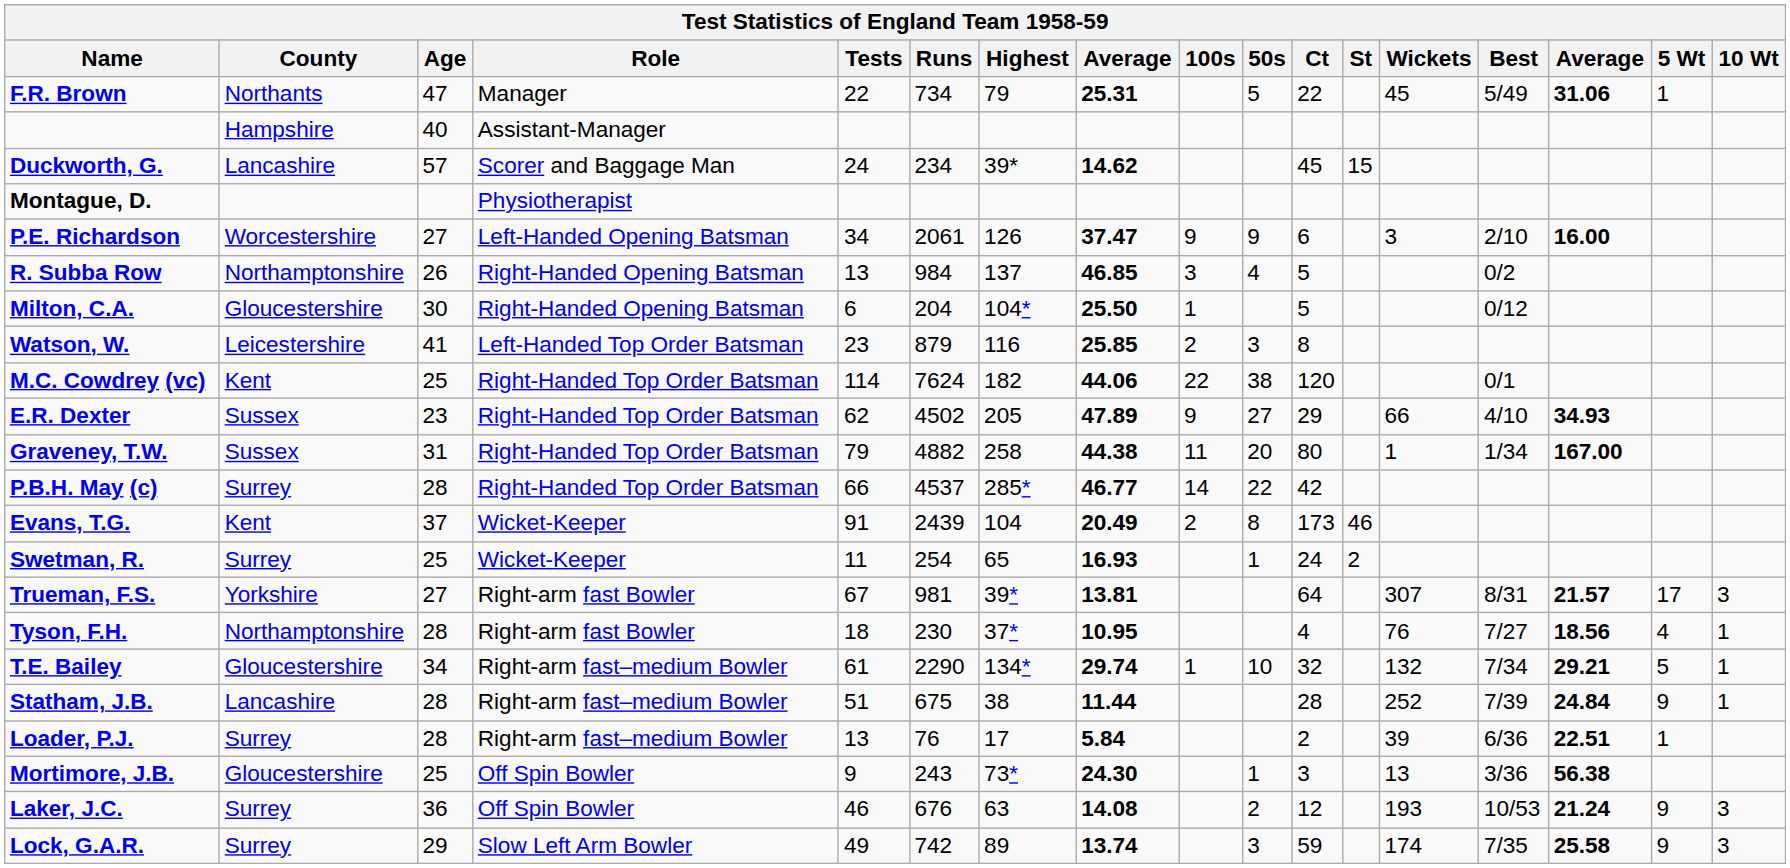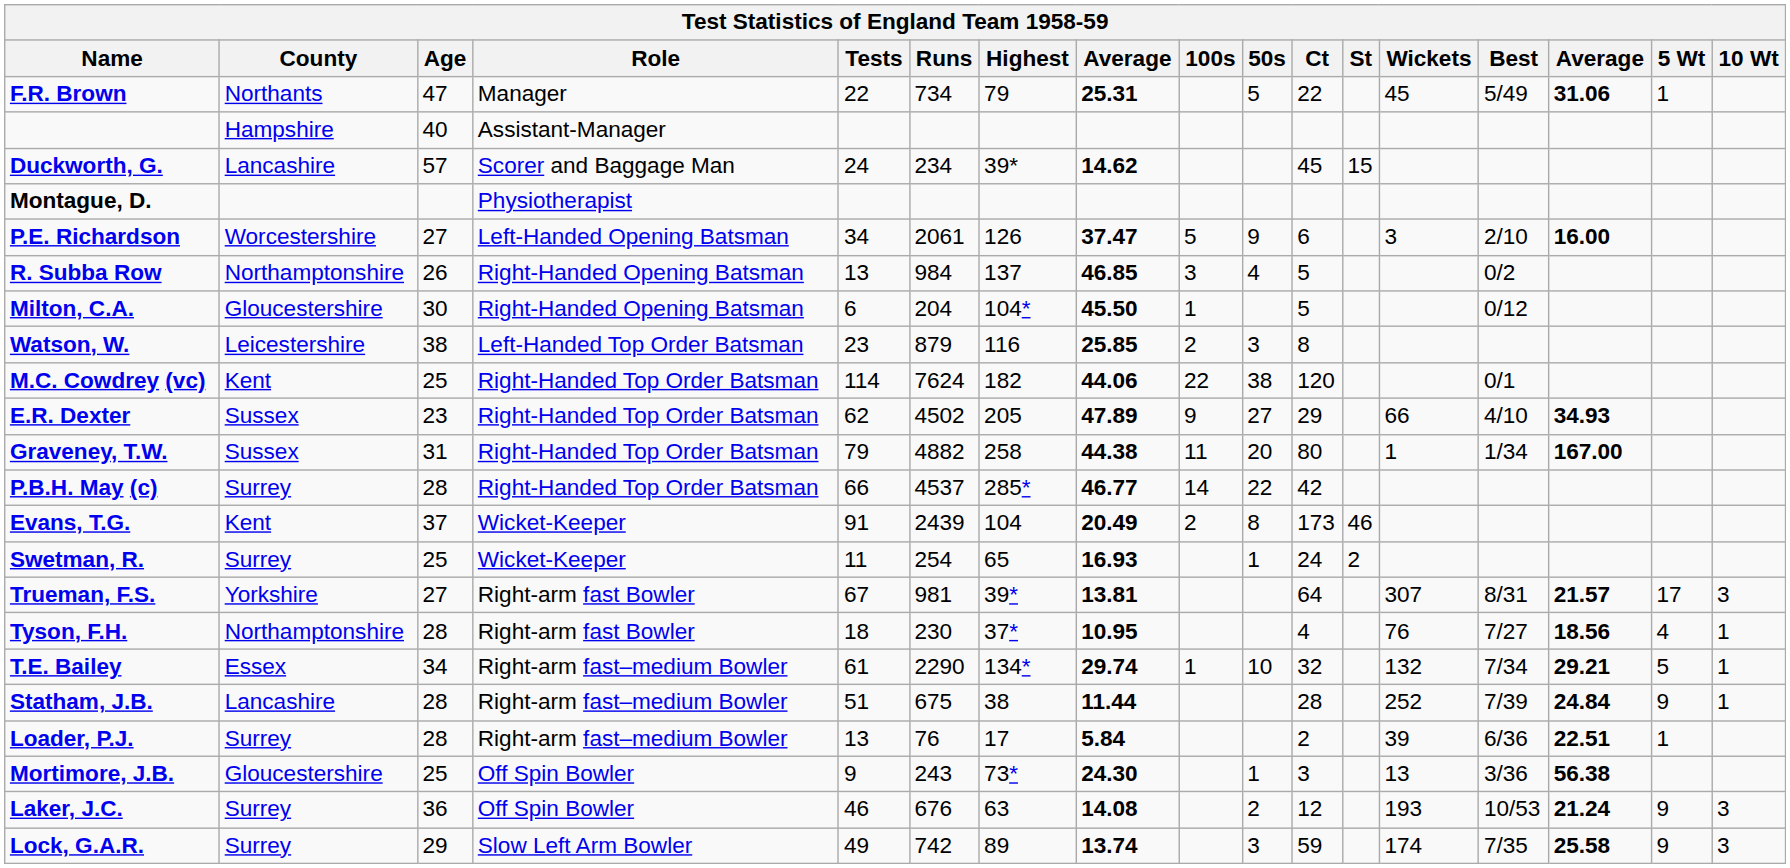(1190, 237) 9 -> (1190, 237) 5
(1109, 308) 25.50 -> (1109, 308) 45.50
(435, 344) 41 -> (435, 344) 38
(304, 666) Gloucestershire -> (255, 666) Essex
